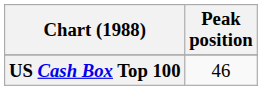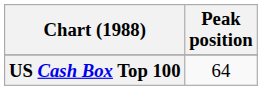(221, 70) 46 -> (221, 70) 64
